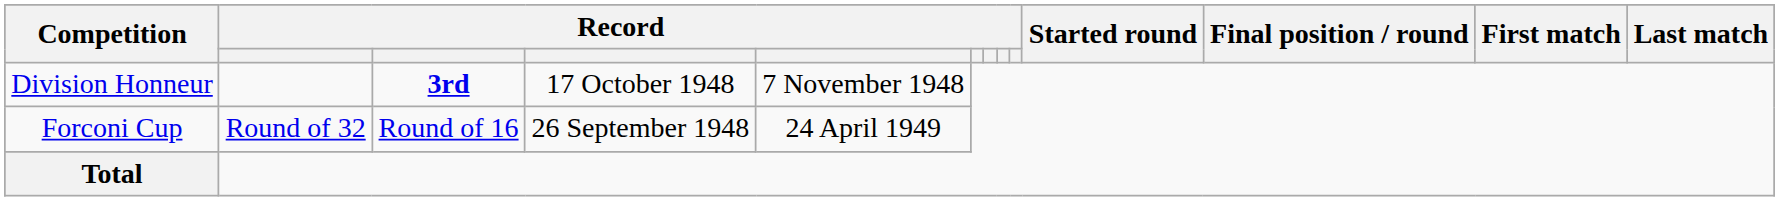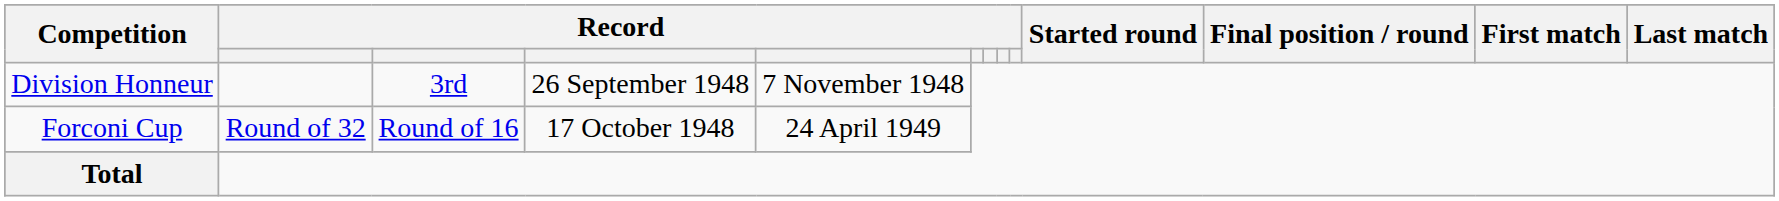(449, 84) bold -> (449, 84) normal
(640, 84) 17 October 1948 -> (640, 84) 26 September 1948
(640, 128) 26 September 1948 -> (640, 128) 17 October 1948
